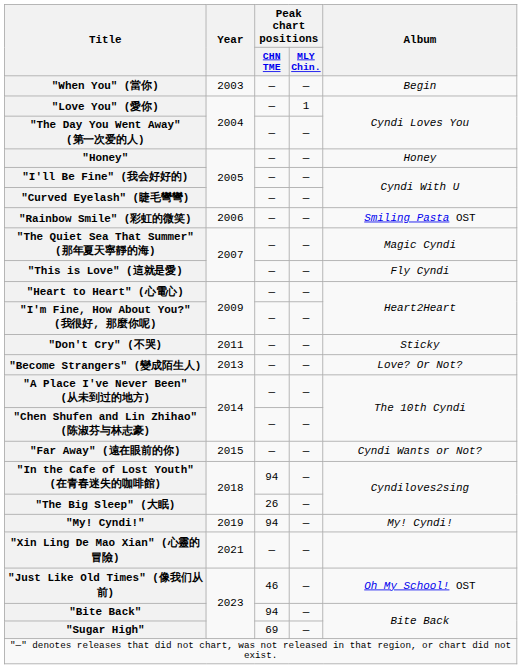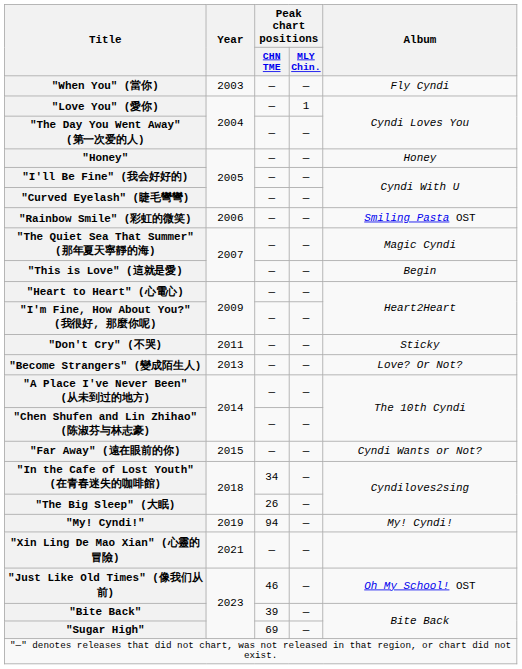(420, 86) Begin -> (420, 86) Fly Cyndi
(420, 271) Fly Cyndi -> (420, 271) Begin
(272, 478) 94 -> (272, 478) 34
(272, 612) 94 -> (272, 612) 39
